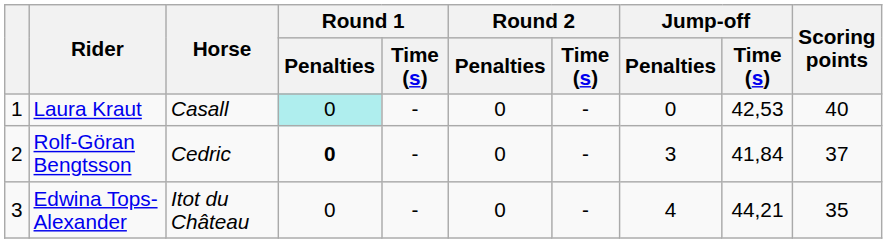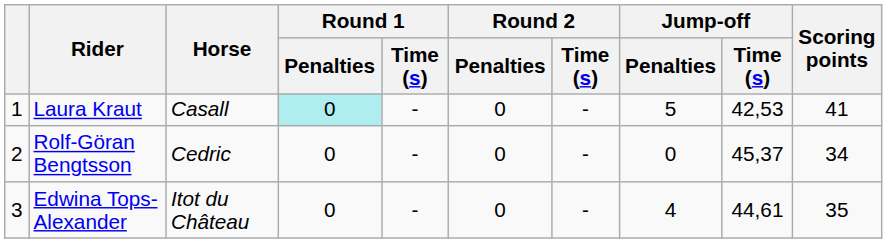(671, 110) 0 -> (671, 110) 5
(837, 110) 40 -> (837, 110) 41
(330, 154) bold -> (330, 154) normal
(671, 154) 3 -> (671, 154) 0
(757, 154) 41,84 -> (757, 154) 45,37
(837, 154) 37 -> (837, 154) 34
(757, 210) 44,21 -> (757, 210) 44,61
